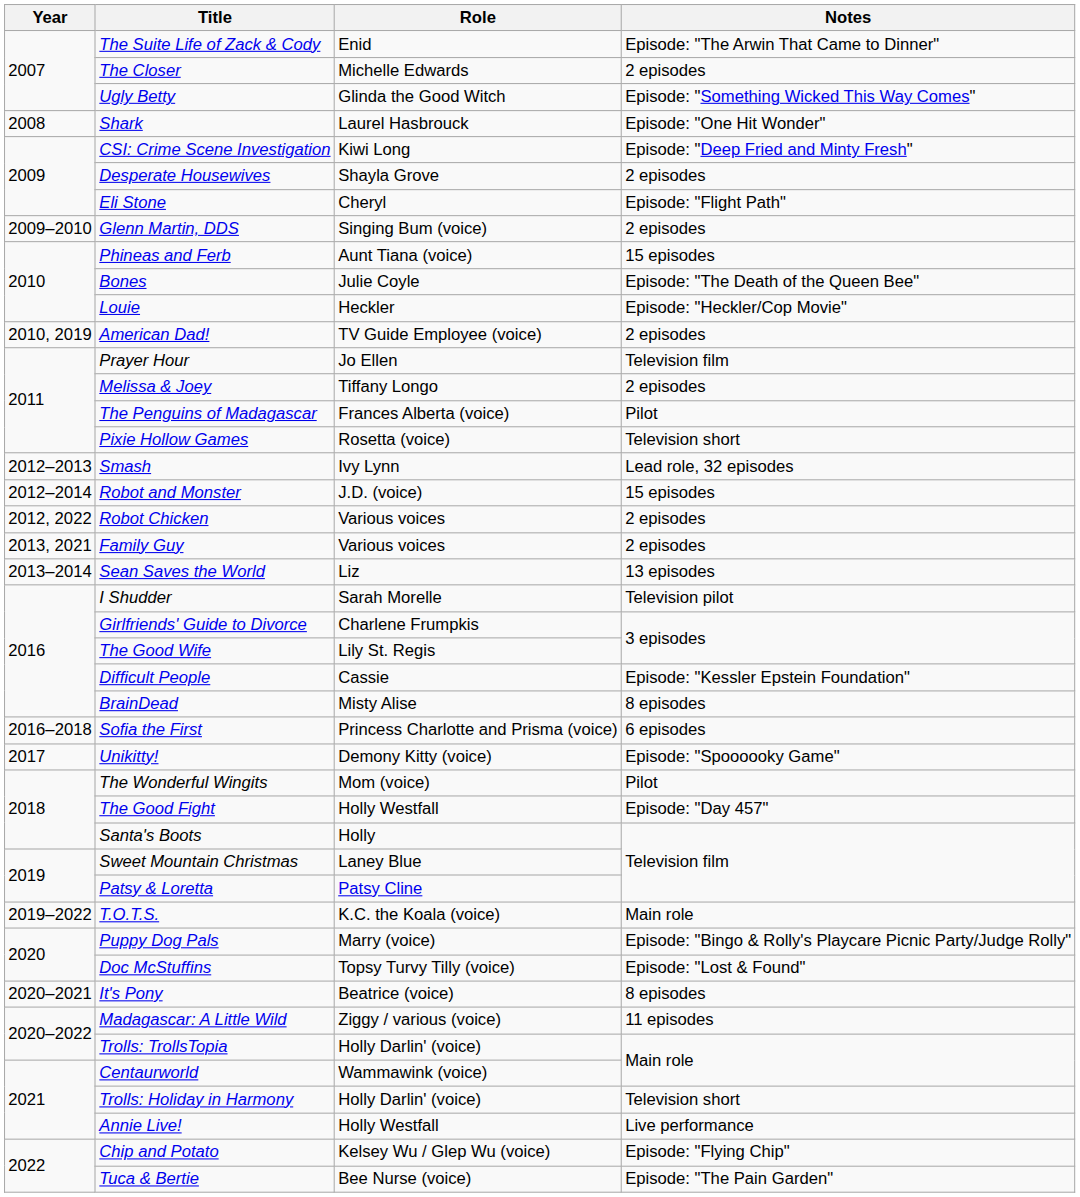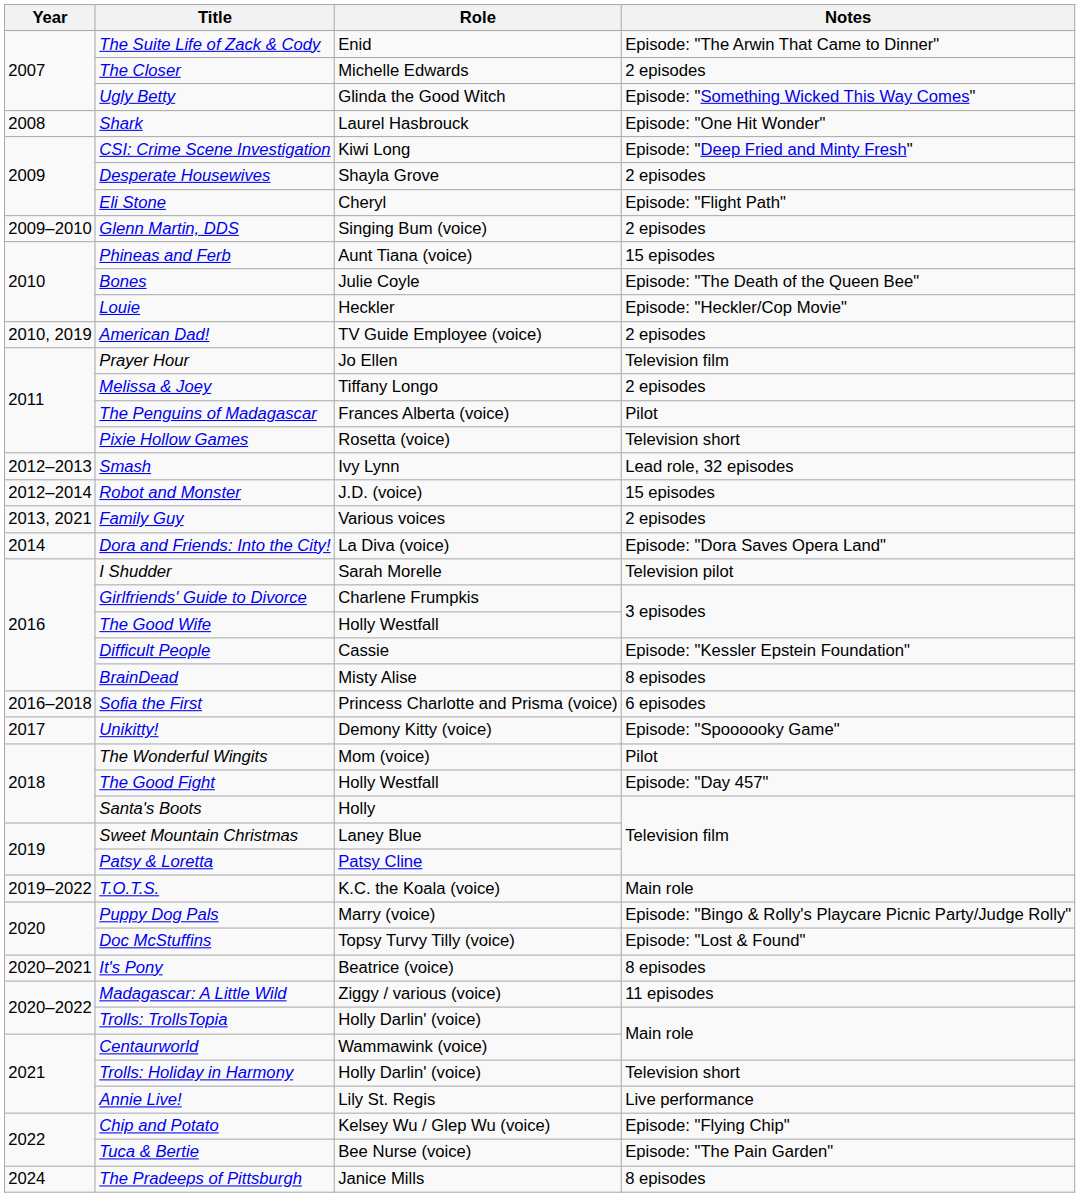- row: (154, 519)
- row: (182, 571)
+ row: (215, 545)
(387, 651) Lily St. Regis -> (388, 624) Holly Westfall
(388, 1126) Holly Westfall -> (387, 1099) Lily St. Regis
+ row: (201, 1178)
